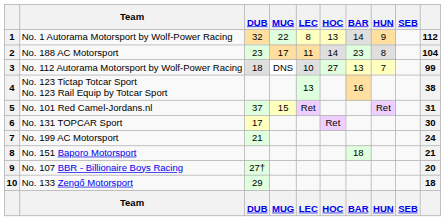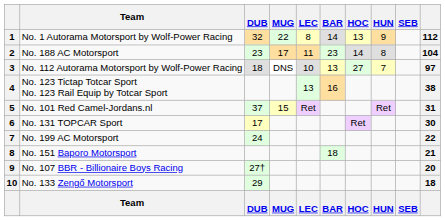columns swapped: (333, 22) <-> (358, 22)
(430, 67) 99 -> (430, 67) 97
(257, 137) 21 -> (257, 137) 24
(430, 137) 24 -> (430, 137) 22
